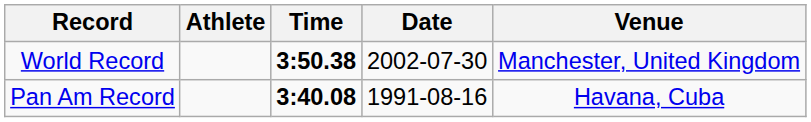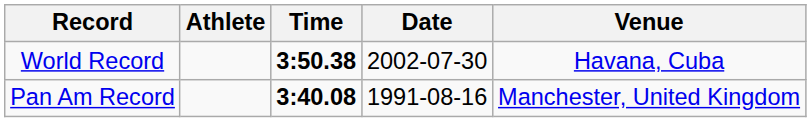(649, 60) Manchester, United Kingdom -> (649, 60) Havana, Cuba
(649, 97) Havana, Cuba -> (649, 97) Manchester, United Kingdom
